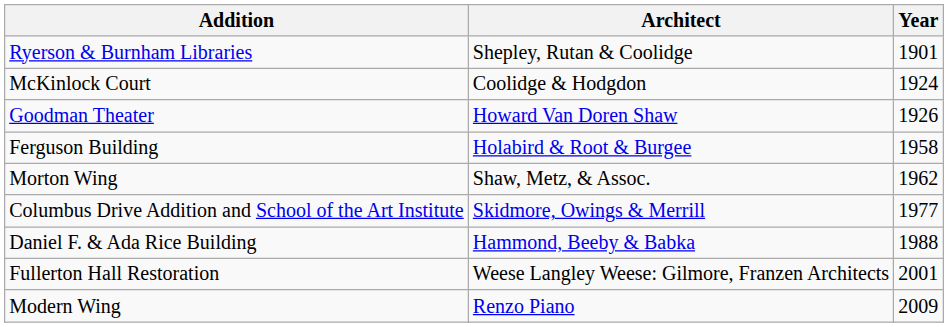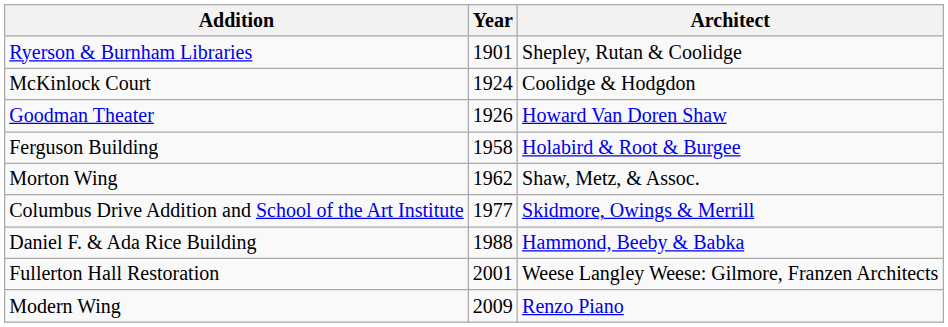columns swapped: (681, 20) <-> (918, 20)
